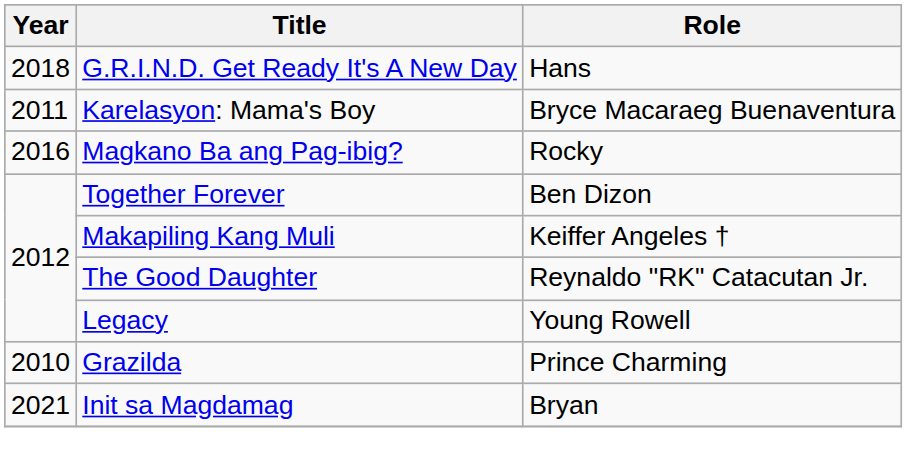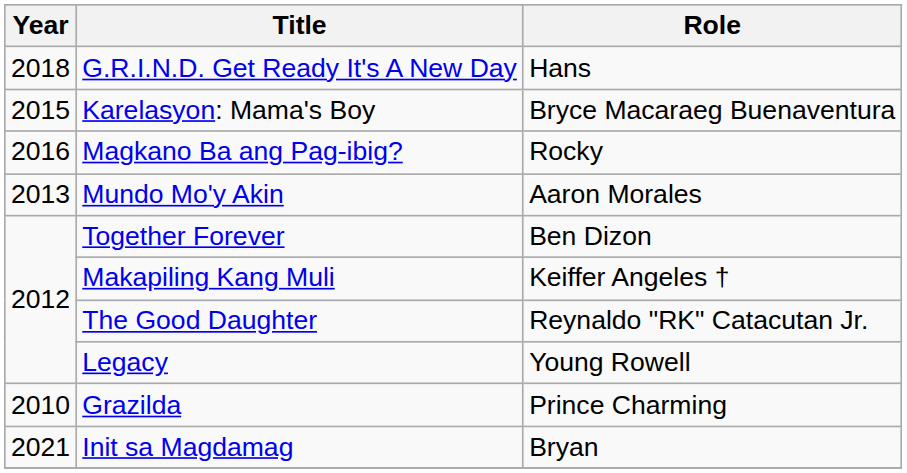(40, 109) 2011 -> (40, 109) 2015
+ row: (183, 194)
